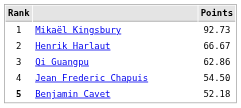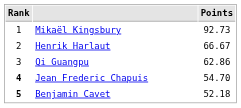(19, 78) normal -> (19, 78) bold
(217, 78) 54.50 -> (217, 78) 54.70
